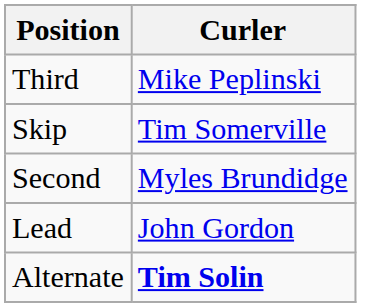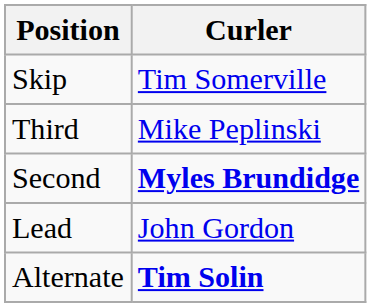rows swapped: (40, 128) <-> (45, 79)
(243, 178) normal -> (249, 178) bold
